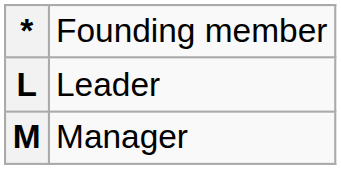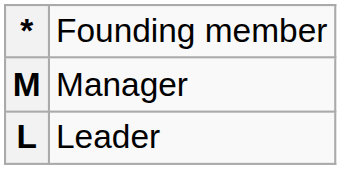rows swapped: (27, 84) <-> (27, 137)
